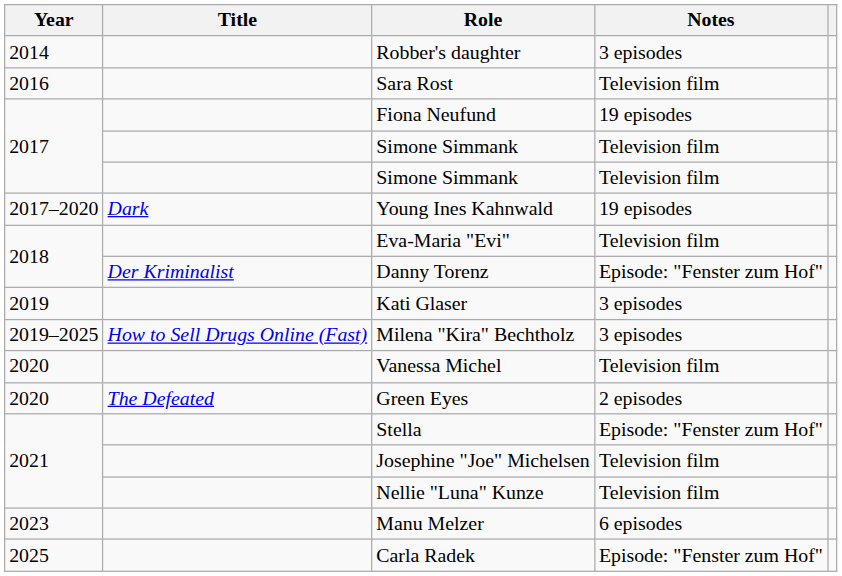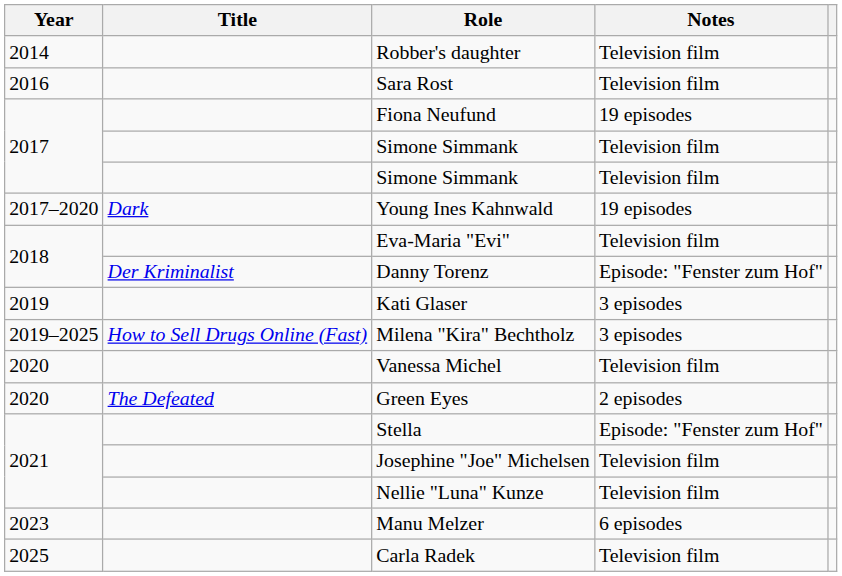(641, 51) 3 episodes -> (659, 51) Television film
(711, 555) Episode: "Fenster zum Hof" -> (659, 555) Television film
